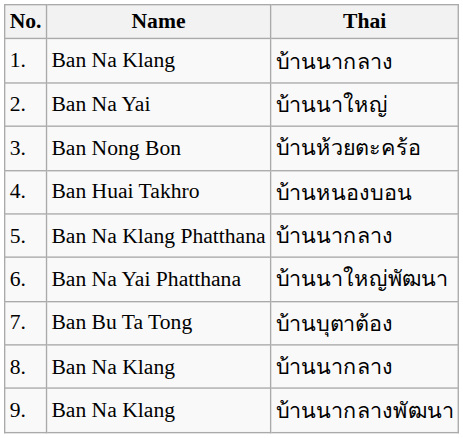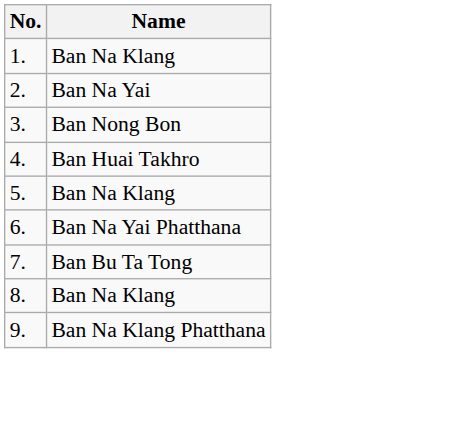- column: (365, 21)
(158, 235) Ban Na Klang Phatthana -> (113, 192) Ban Na Klang
(113, 410) Ban Na Klang -> (158, 329) Ban Na Klang Phatthana
